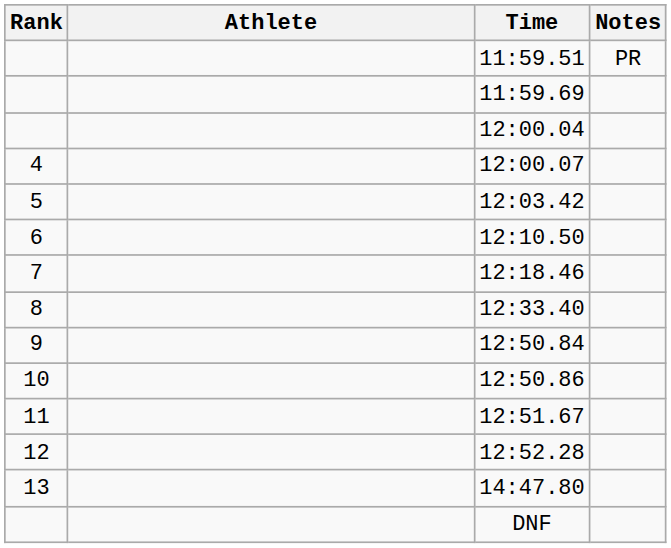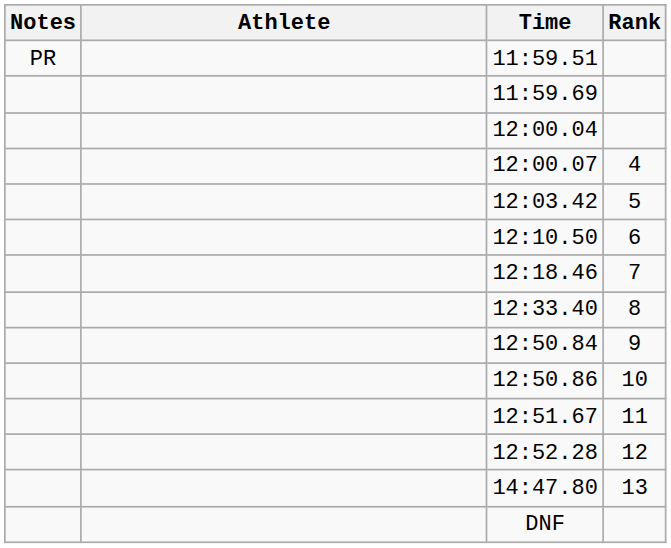columns swapped: (36, 23) <-> (628, 23)
